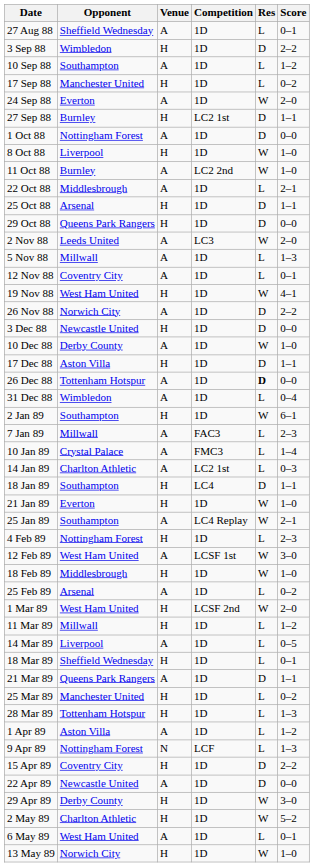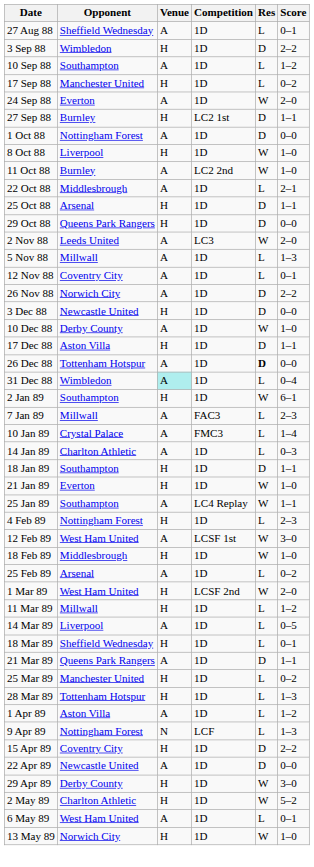- row: (30, 293)
(164, 398) no background -> (164, 380) paleturquoise background
(212, 468) LC2 1st -> (201, 450) 1D
(204, 485) LC4 -> (201, 468) 1D
(289, 521) 2–1 -> (289, 503) 1–1
